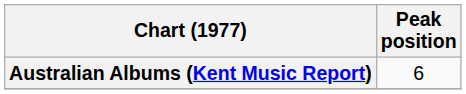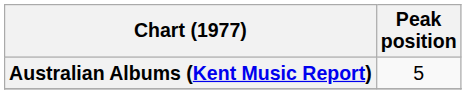(419, 72) 6 -> (419, 72) 5
